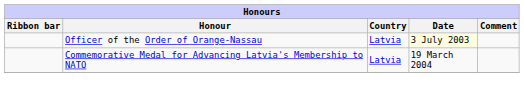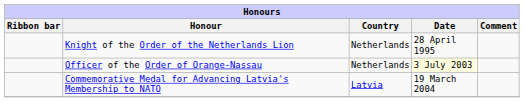+ row: (179, 45)
(385, 40) Latvia -> (380, 65) Netherlands
